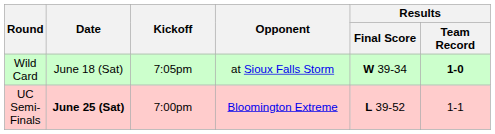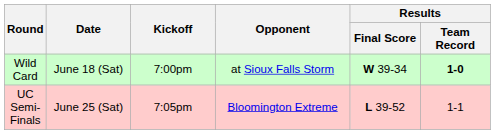(173, 69) 7:05pm -> (173, 69) 7:00pm
(88, 107) bold -> (88, 107) normal
(173, 107) 7:00pm -> (173, 107) 7:05pm
